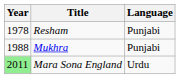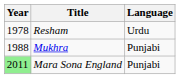(144, 30) Punjabi -> (138, 30) Urdu
(138, 64) Urdu -> (144, 64) Punjabi
